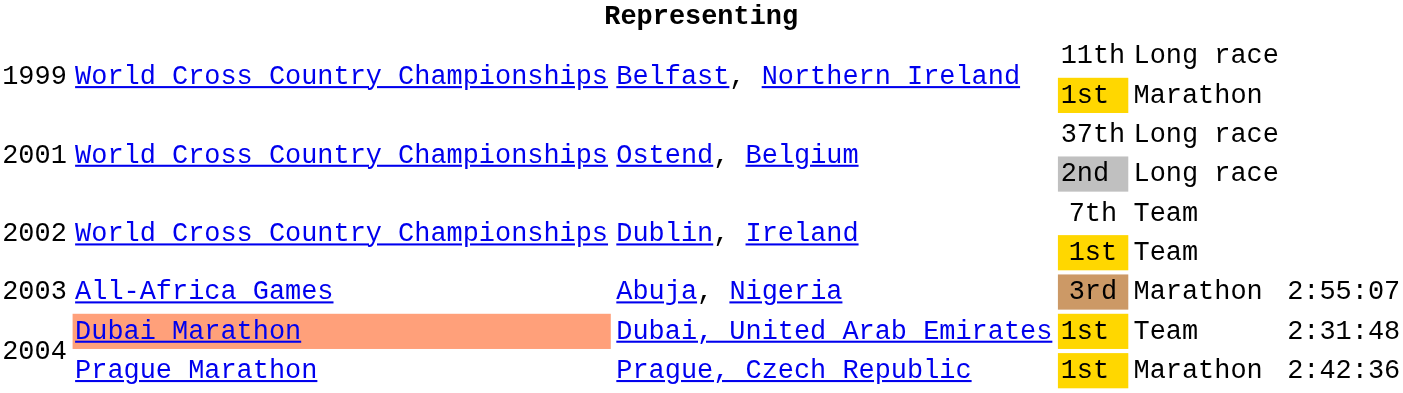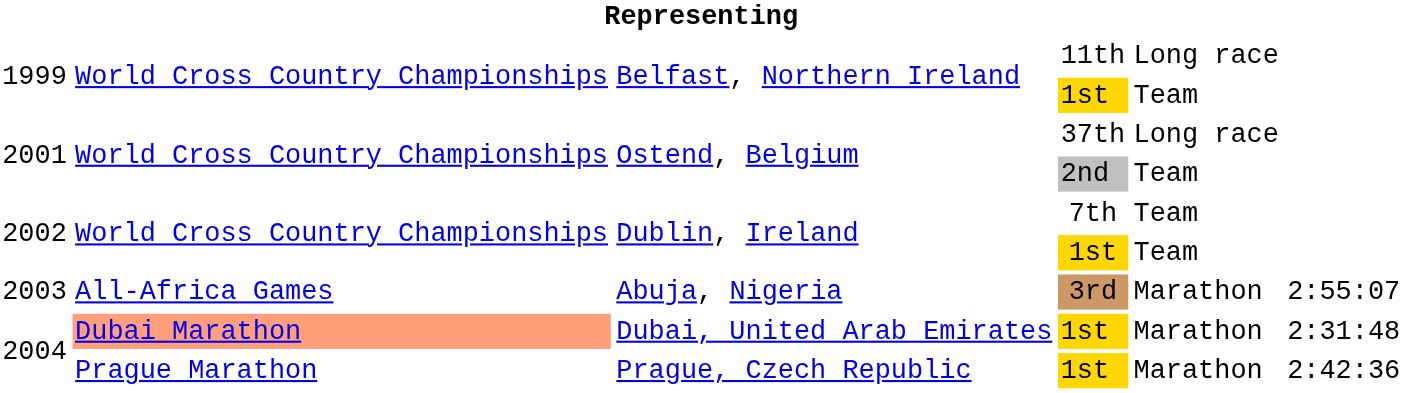(1198, 95) Marathon -> (1166, 95) Team
(1206, 174) Long race -> (1166, 174) Team
(1166, 331) Team -> (1198, 331) Marathon
